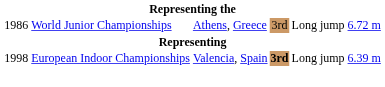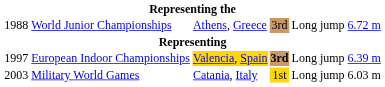(16, 25) 1986 -> (16, 25) 1988
(16, 58) 1998 -> (16, 58) 1997
(230, 58) no background -> (230, 58) gold background
+ row: (85, 75)
